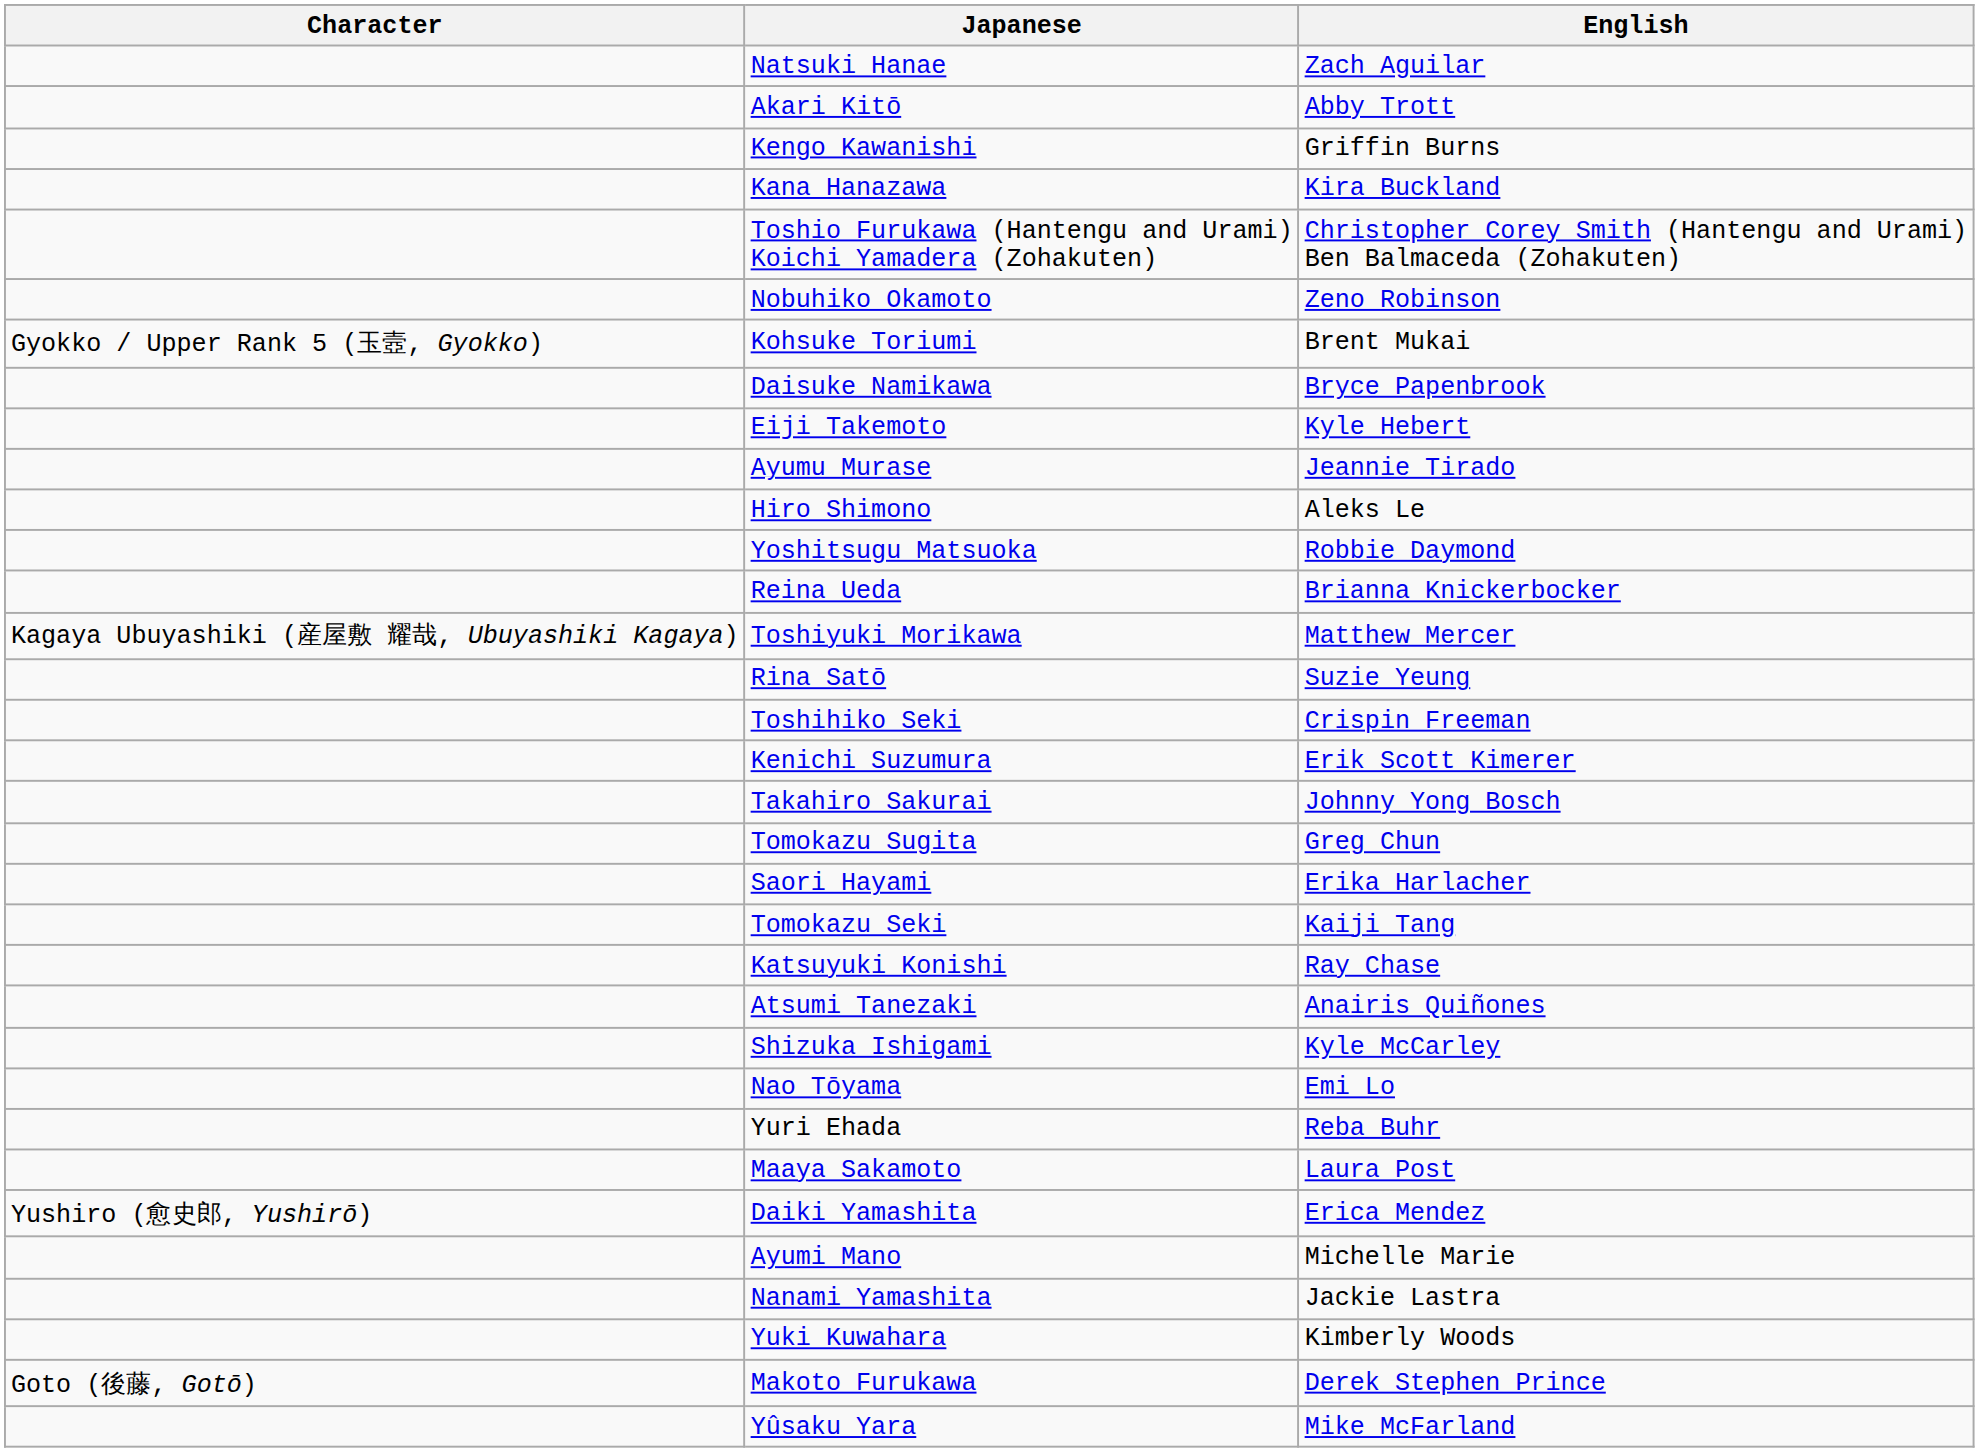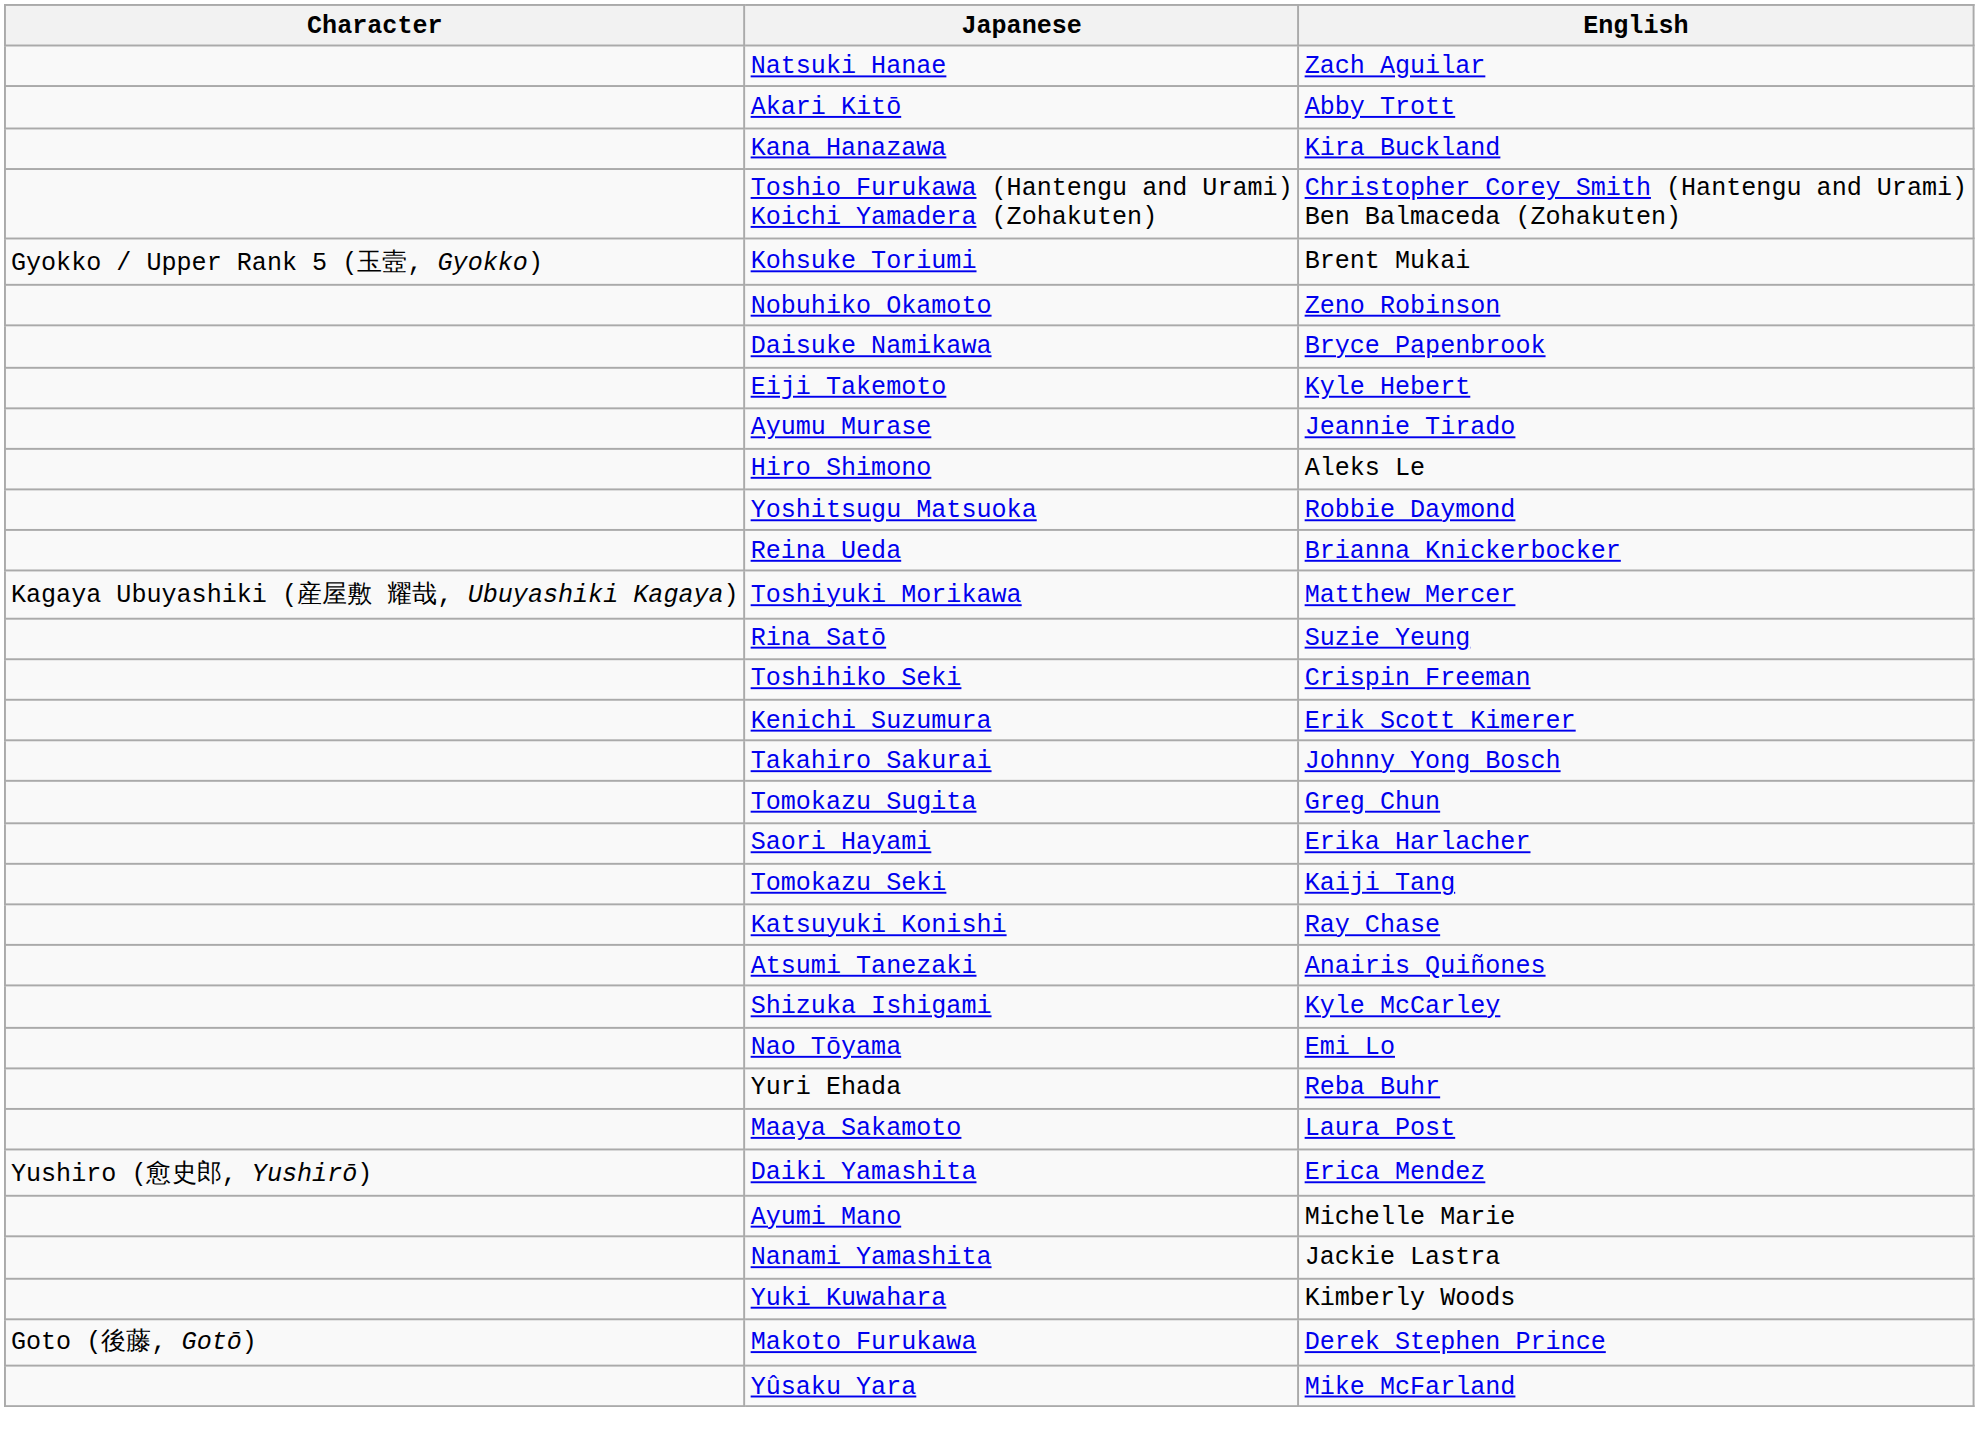- row: (864, 148)
rows swapped: (864, 343) <-> (871, 300)
